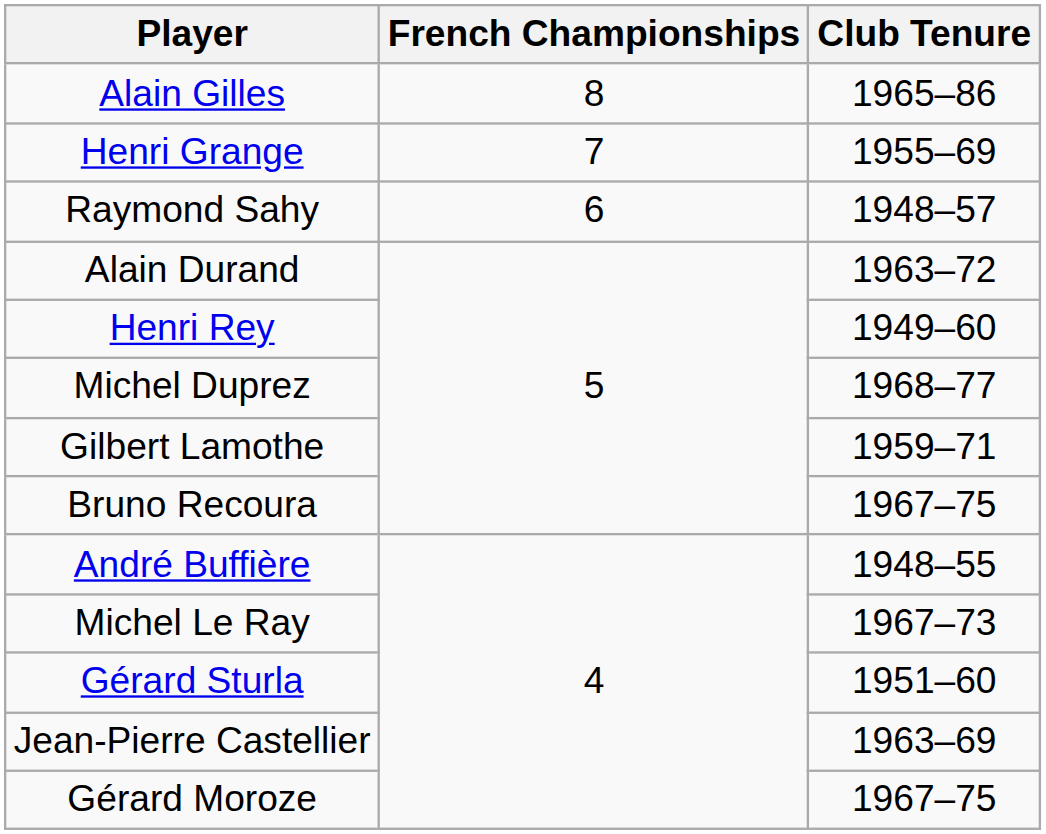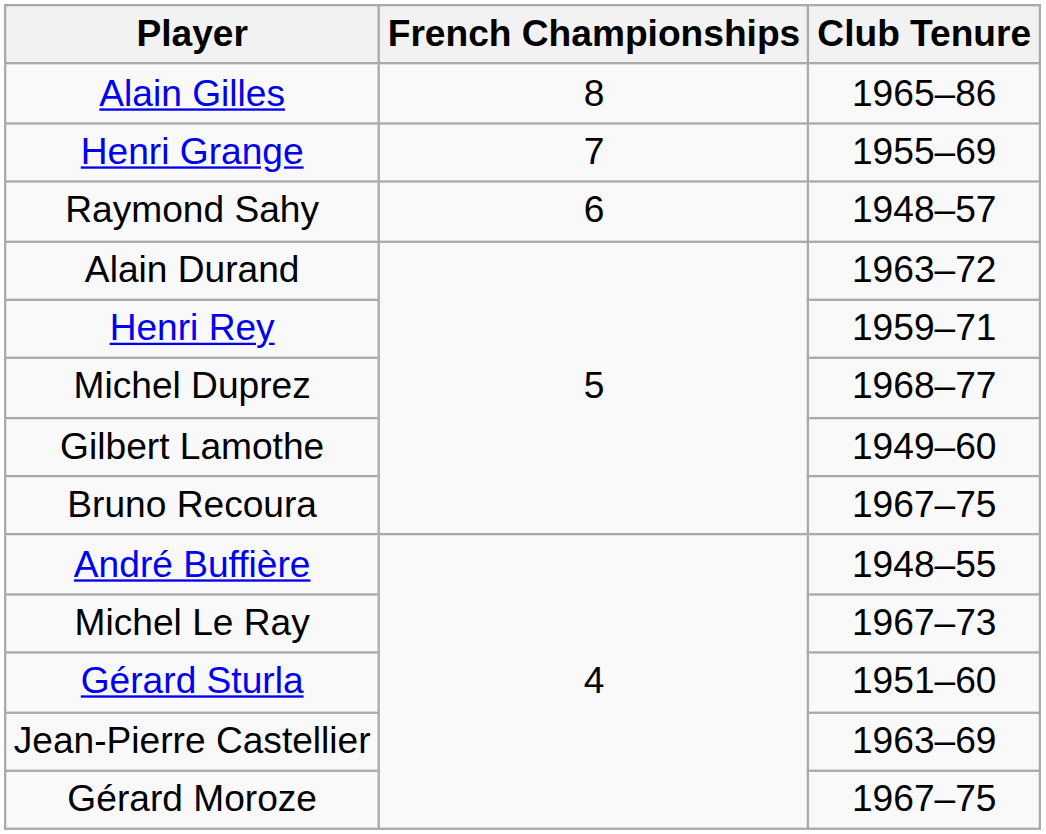(924, 328) 1949–60 -> (924, 328) 1959–71
(924, 446) 1959–71 -> (924, 446) 1949–60
